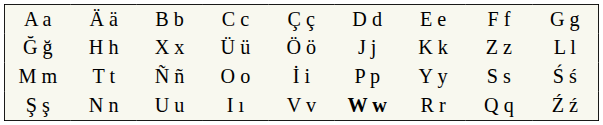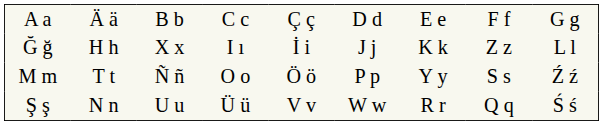(235, 48) Ü ü -> (235, 48) I ı
(301, 48) Ö ö -> (301, 48) İ i
(301, 76) İ i -> (301, 76) Ö ö
(565, 76) Ś ś -> (565, 76) Ź ź
(235, 105) I ı -> (235, 105) Ü ü
(367, 105) bold -> (367, 105) normal
(565, 105) Ź ź -> (565, 105) Ś ś
